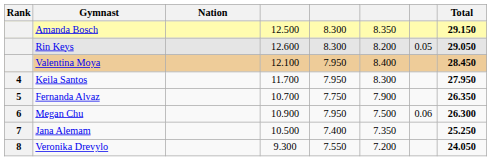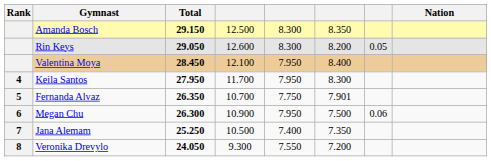columns swapped: (213, 12) <-> (462, 12)
(385, 96) 7.900 -> (340, 96) 7.901
